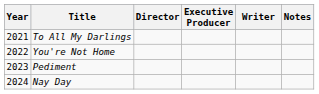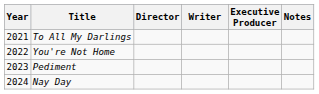columns swapped: (259, 17) <-> (209, 17)
